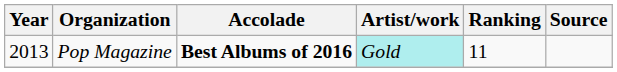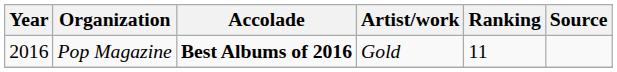(29, 51) 2013 -> (29, 51) 2016
(381, 51) paleturquoise background -> (381, 51) no background
